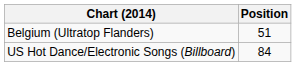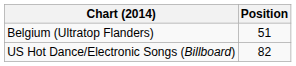(264, 52) 84 -> (264, 52) 82
